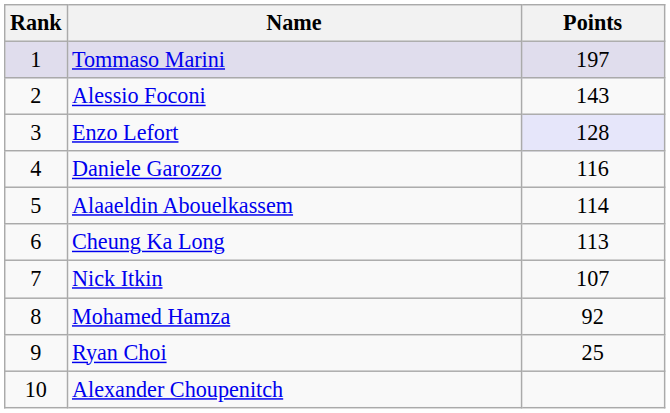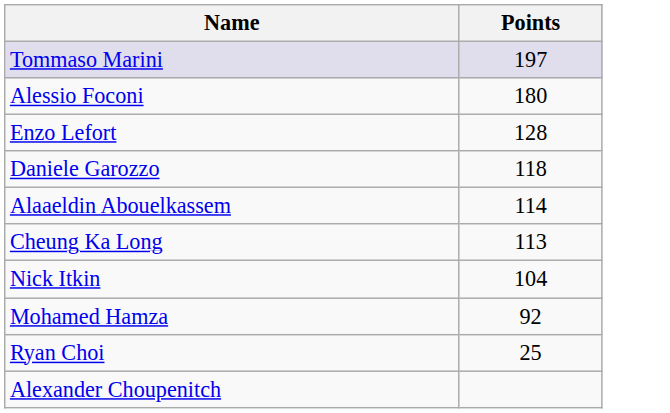- column: (36, 22)
(593, 96) 143 -> (531, 96) 180
(593, 132) lavender background -> (531, 132) no background
(593, 169) 116 -> (531, 169) 118
(593, 279) 107 -> (531, 279) 104
